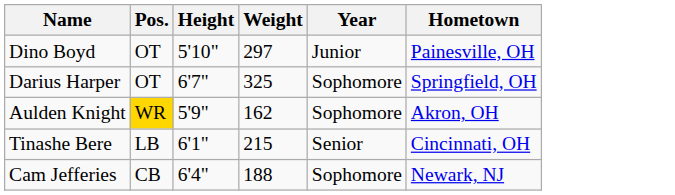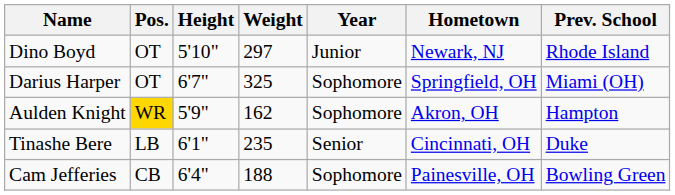+ column: (606, 19)
(473, 50) Painesville, OH -> (457, 50) Newark, NJ
(258, 143) 215 -> (258, 143) 235
(457, 174) Newark, NJ -> (473, 174) Painesville, OH
